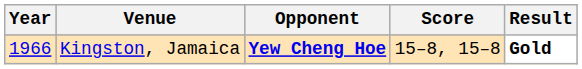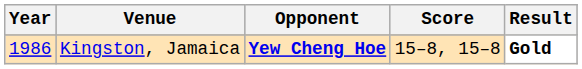(30, 49) 1966 -> (30, 49) 1986
